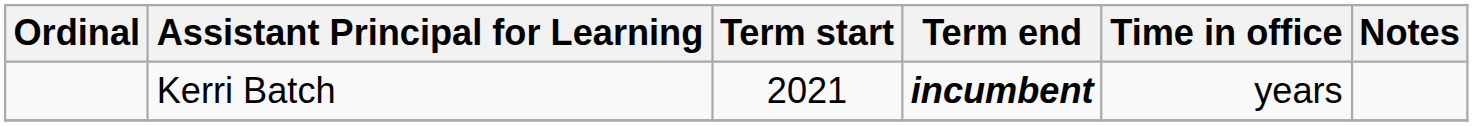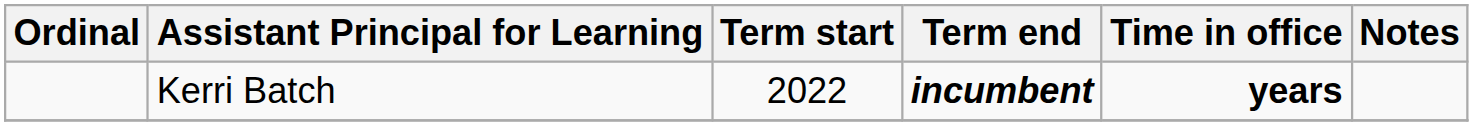(807, 90) 2021 -> (807, 90) 2022
(1298, 90) normal -> (1295, 90) bold
